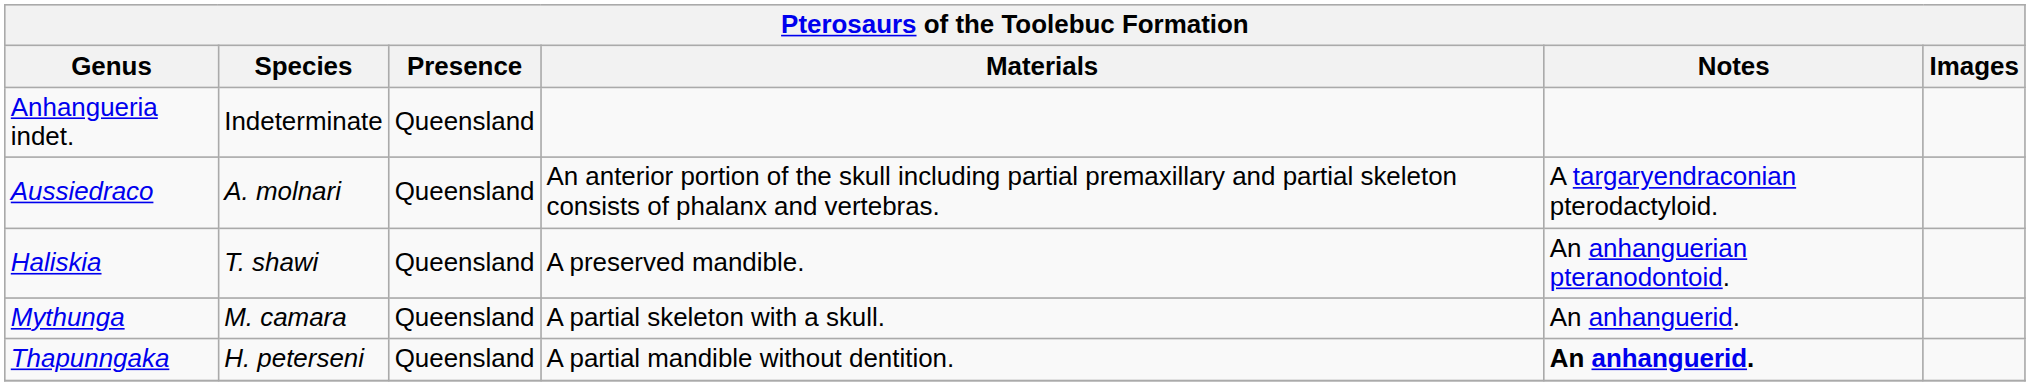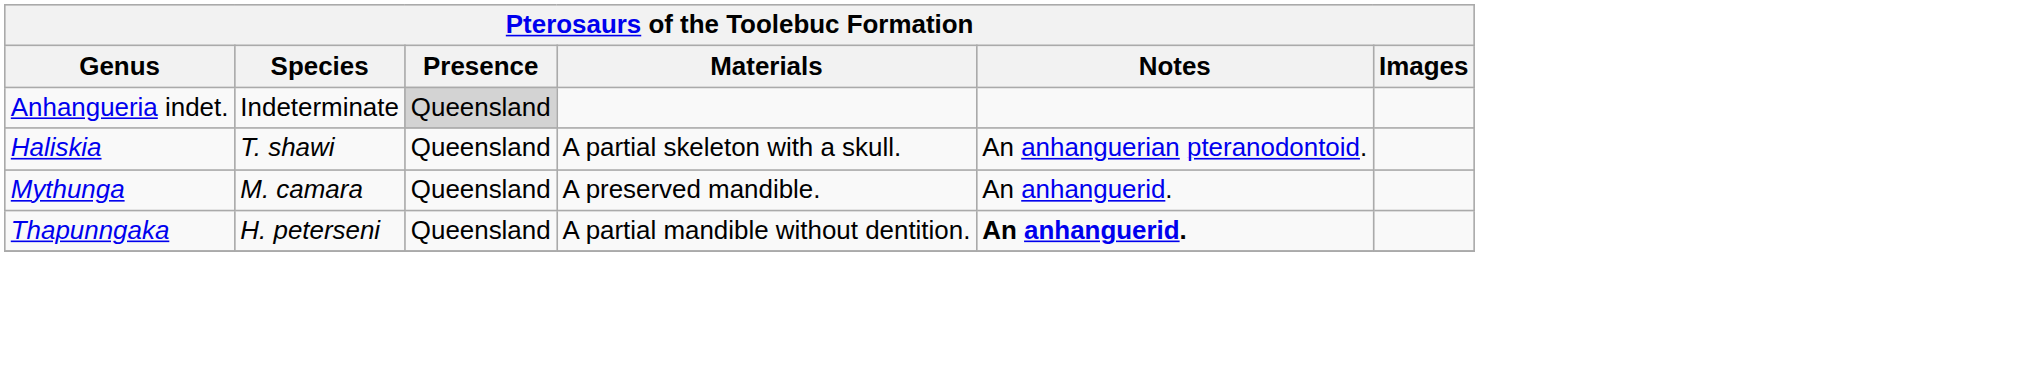(465, 121) no background -> (481, 107) lightgrey background
- row: (82, 192)
(675, 262) A preserved mandible. -> (732, 148) A partial skeleton with a skull.
(716, 318) A partial skeleton with a skull. -> (692, 189) A preserved mandible.
